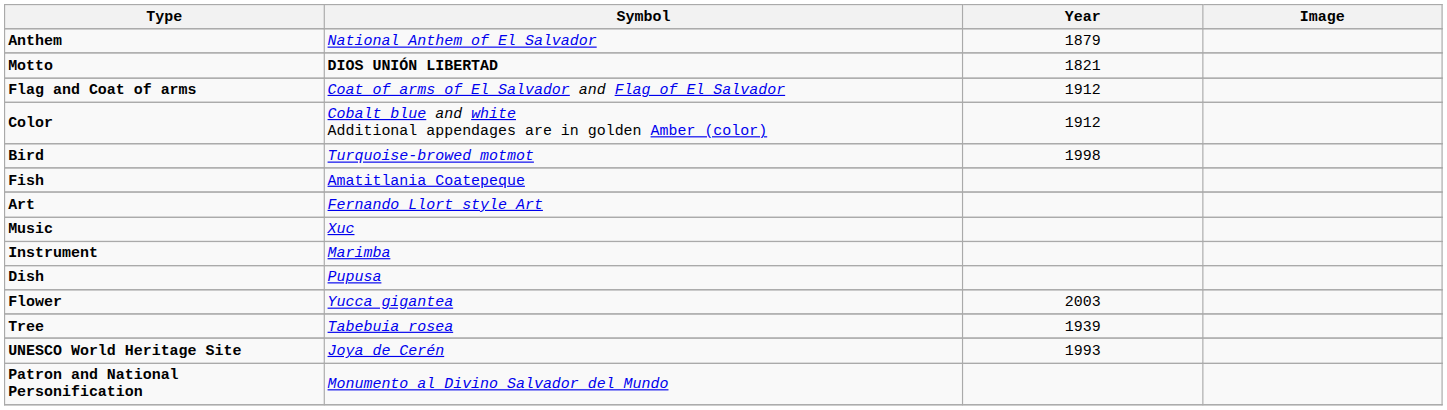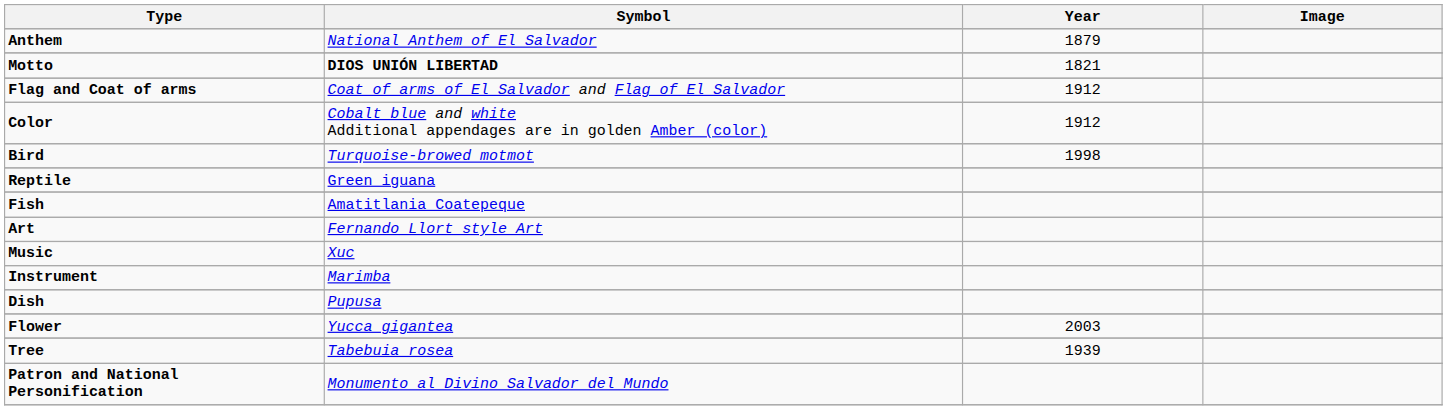+ row: (40, 180)
- row: (125, 351)
